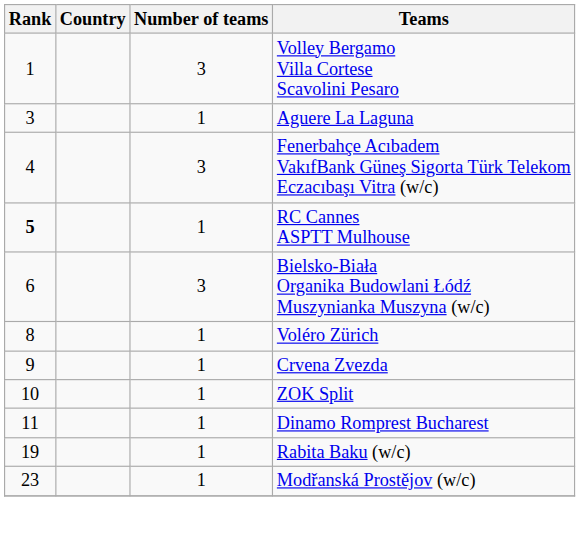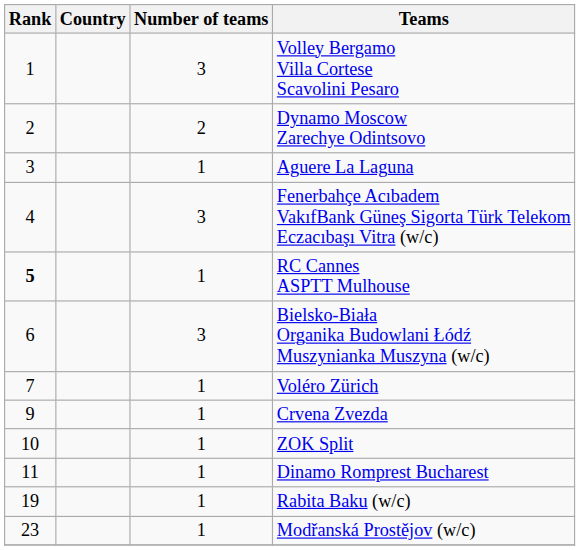+ row: (351, 128)
(30, 336) 8 -> (30, 385) 7
